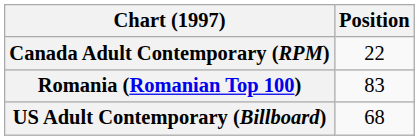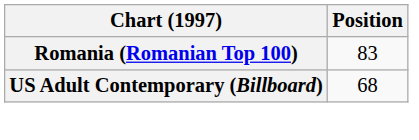- row: (170, 53)
